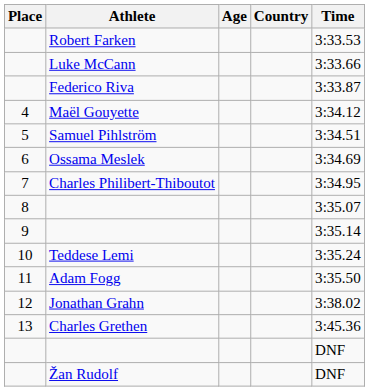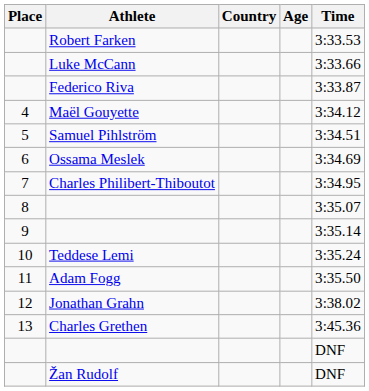columns swapped: (234, 16) <-> (281, 16)
